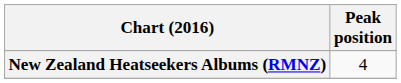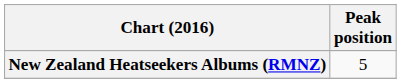(363, 64) 4 -> (363, 64) 5
